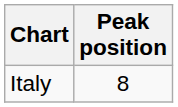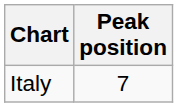(123, 83) 8 -> (123, 83) 7
